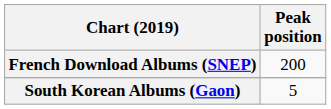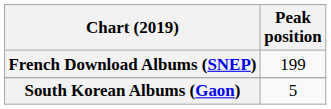(293, 63) 200 -> (293, 63) 199
